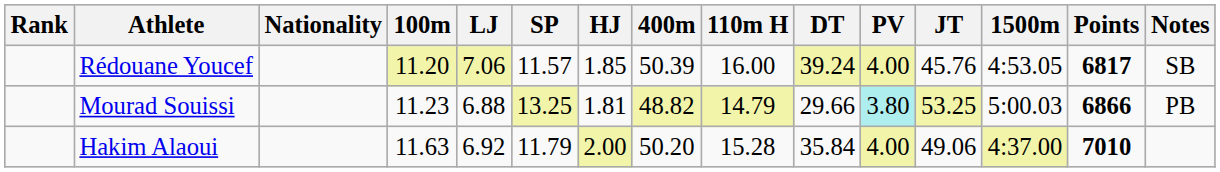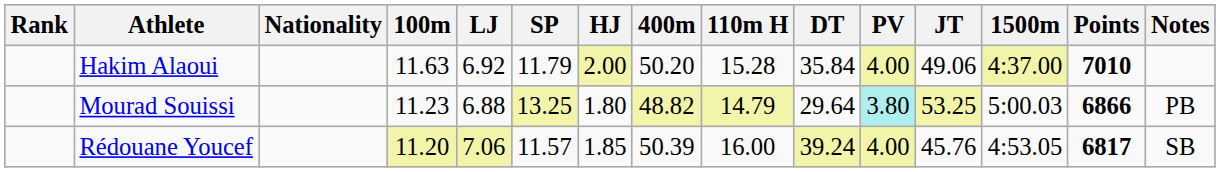rows swapped: (149, 146) <-> (166, 65)
(605, 106) 1.81 -> (605, 106) 1.80
(827, 106) 29.66 -> (827, 106) 29.64
